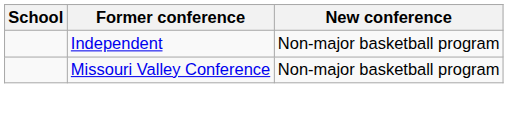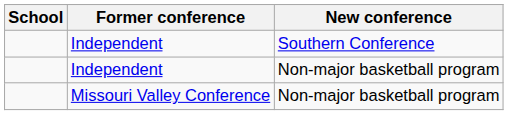+ row: (117, 43)
